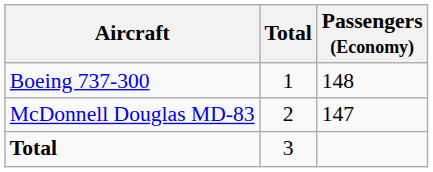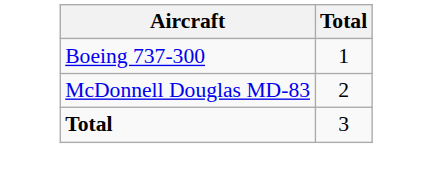- column: (372, 33)
